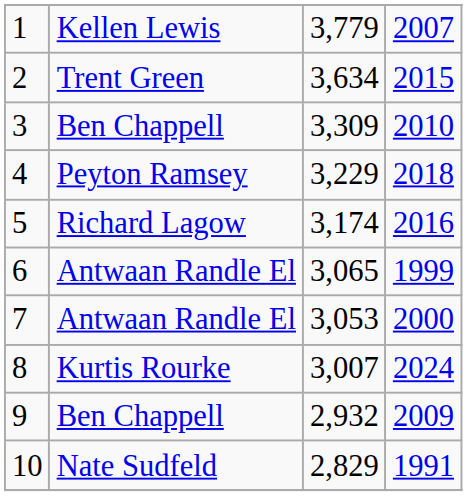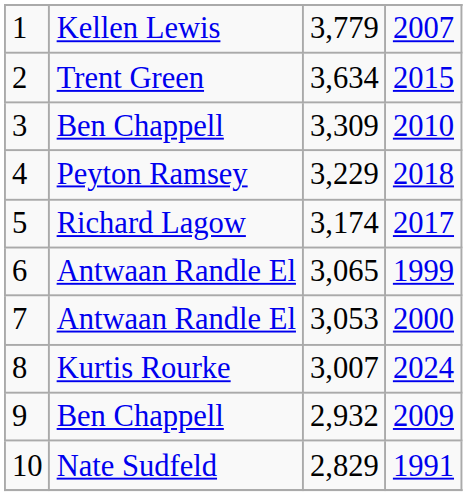(423, 222) 2016 -> (423, 222) 2017
